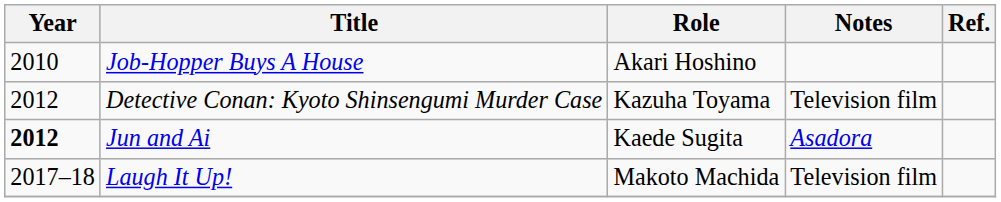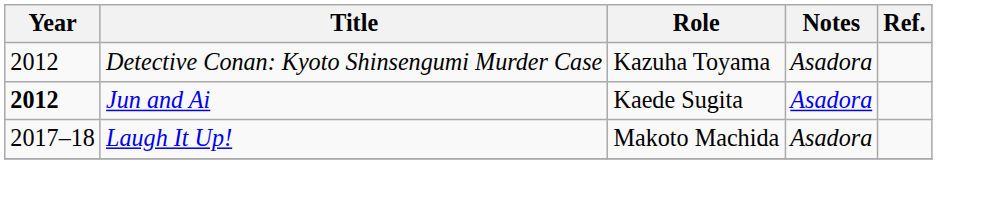- row: (235, 61)
(864, 100) Television film -> (831, 61) Asadora
(864, 176) Television film -> (831, 138) Asadora
